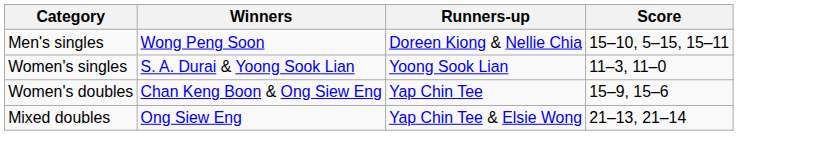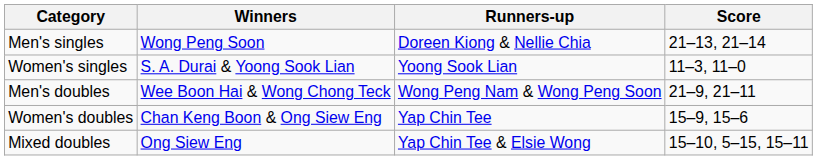(659, 42) 15–10, 5–15, 15–11 -> (717, 42) 21–13, 21–14
+ row: (59, 92)
(638, 117) 21–13, 21–14 -> (739, 142) 15–10, 5–15, 15–11
